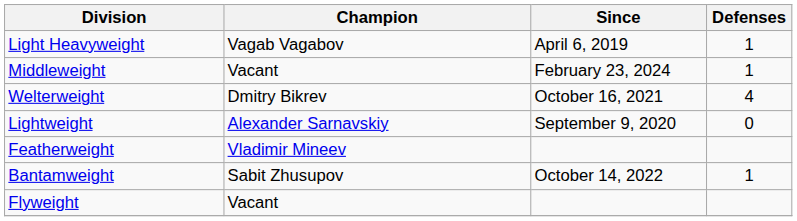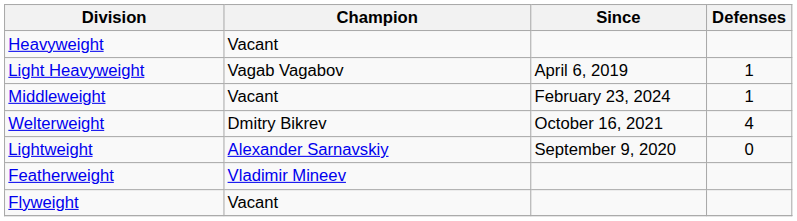+ row: (56, 44)
- row: (61, 176)
